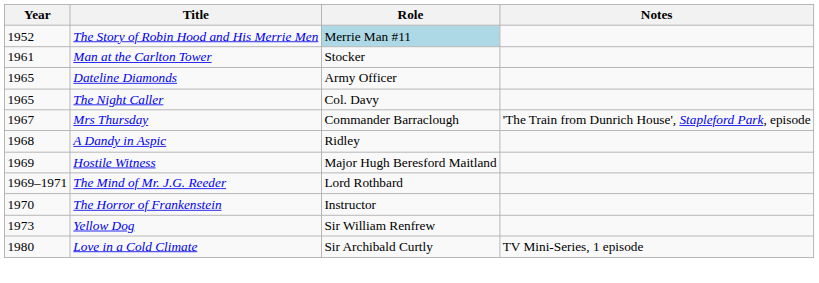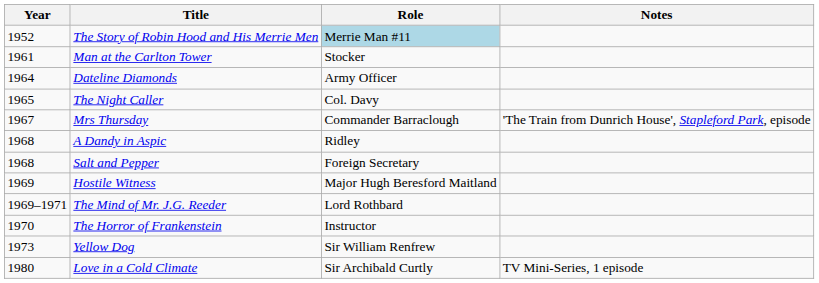(21, 78) 1965 -> (21, 78) 1964
+ row: (116, 162)
